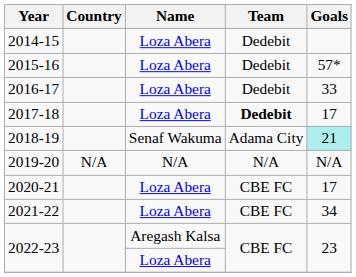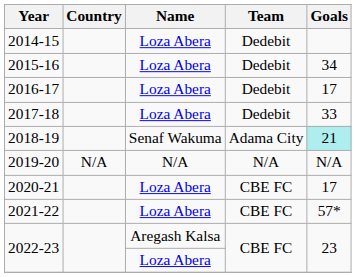(329, 65) 57* -> (329, 65) 34
(329, 89) 33 -> (329, 89) 17
(266, 114) bold -> (266, 114) normal
(329, 114) 17 -> (329, 114) 33
(329, 211) 34 -> (329, 211) 57*
